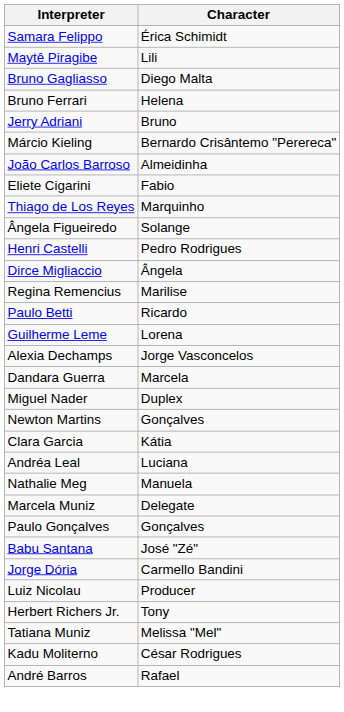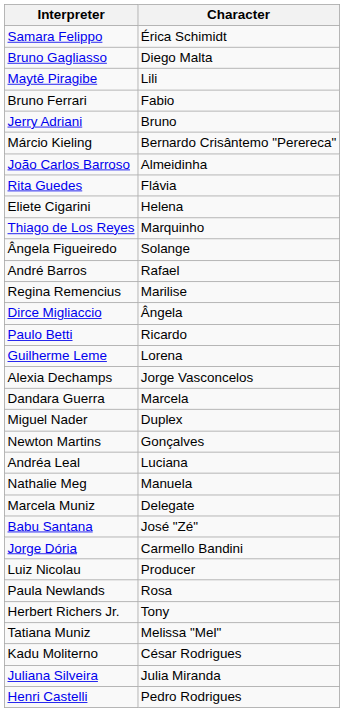rows swapped: (57, 79) <-> (52, 57)
(162, 100) Helena -> (158, 100) Fabio
+ row: (45, 185)
(158, 185) Fabio -> (162, 206) Helena
rows swapped: (47, 675) <-> (47, 249)
rows swapped: (55, 270) <-> (64, 292)
- row: (45, 441)
- row: (58, 526)
+ row: (56, 590)
+ row: (53, 675)
